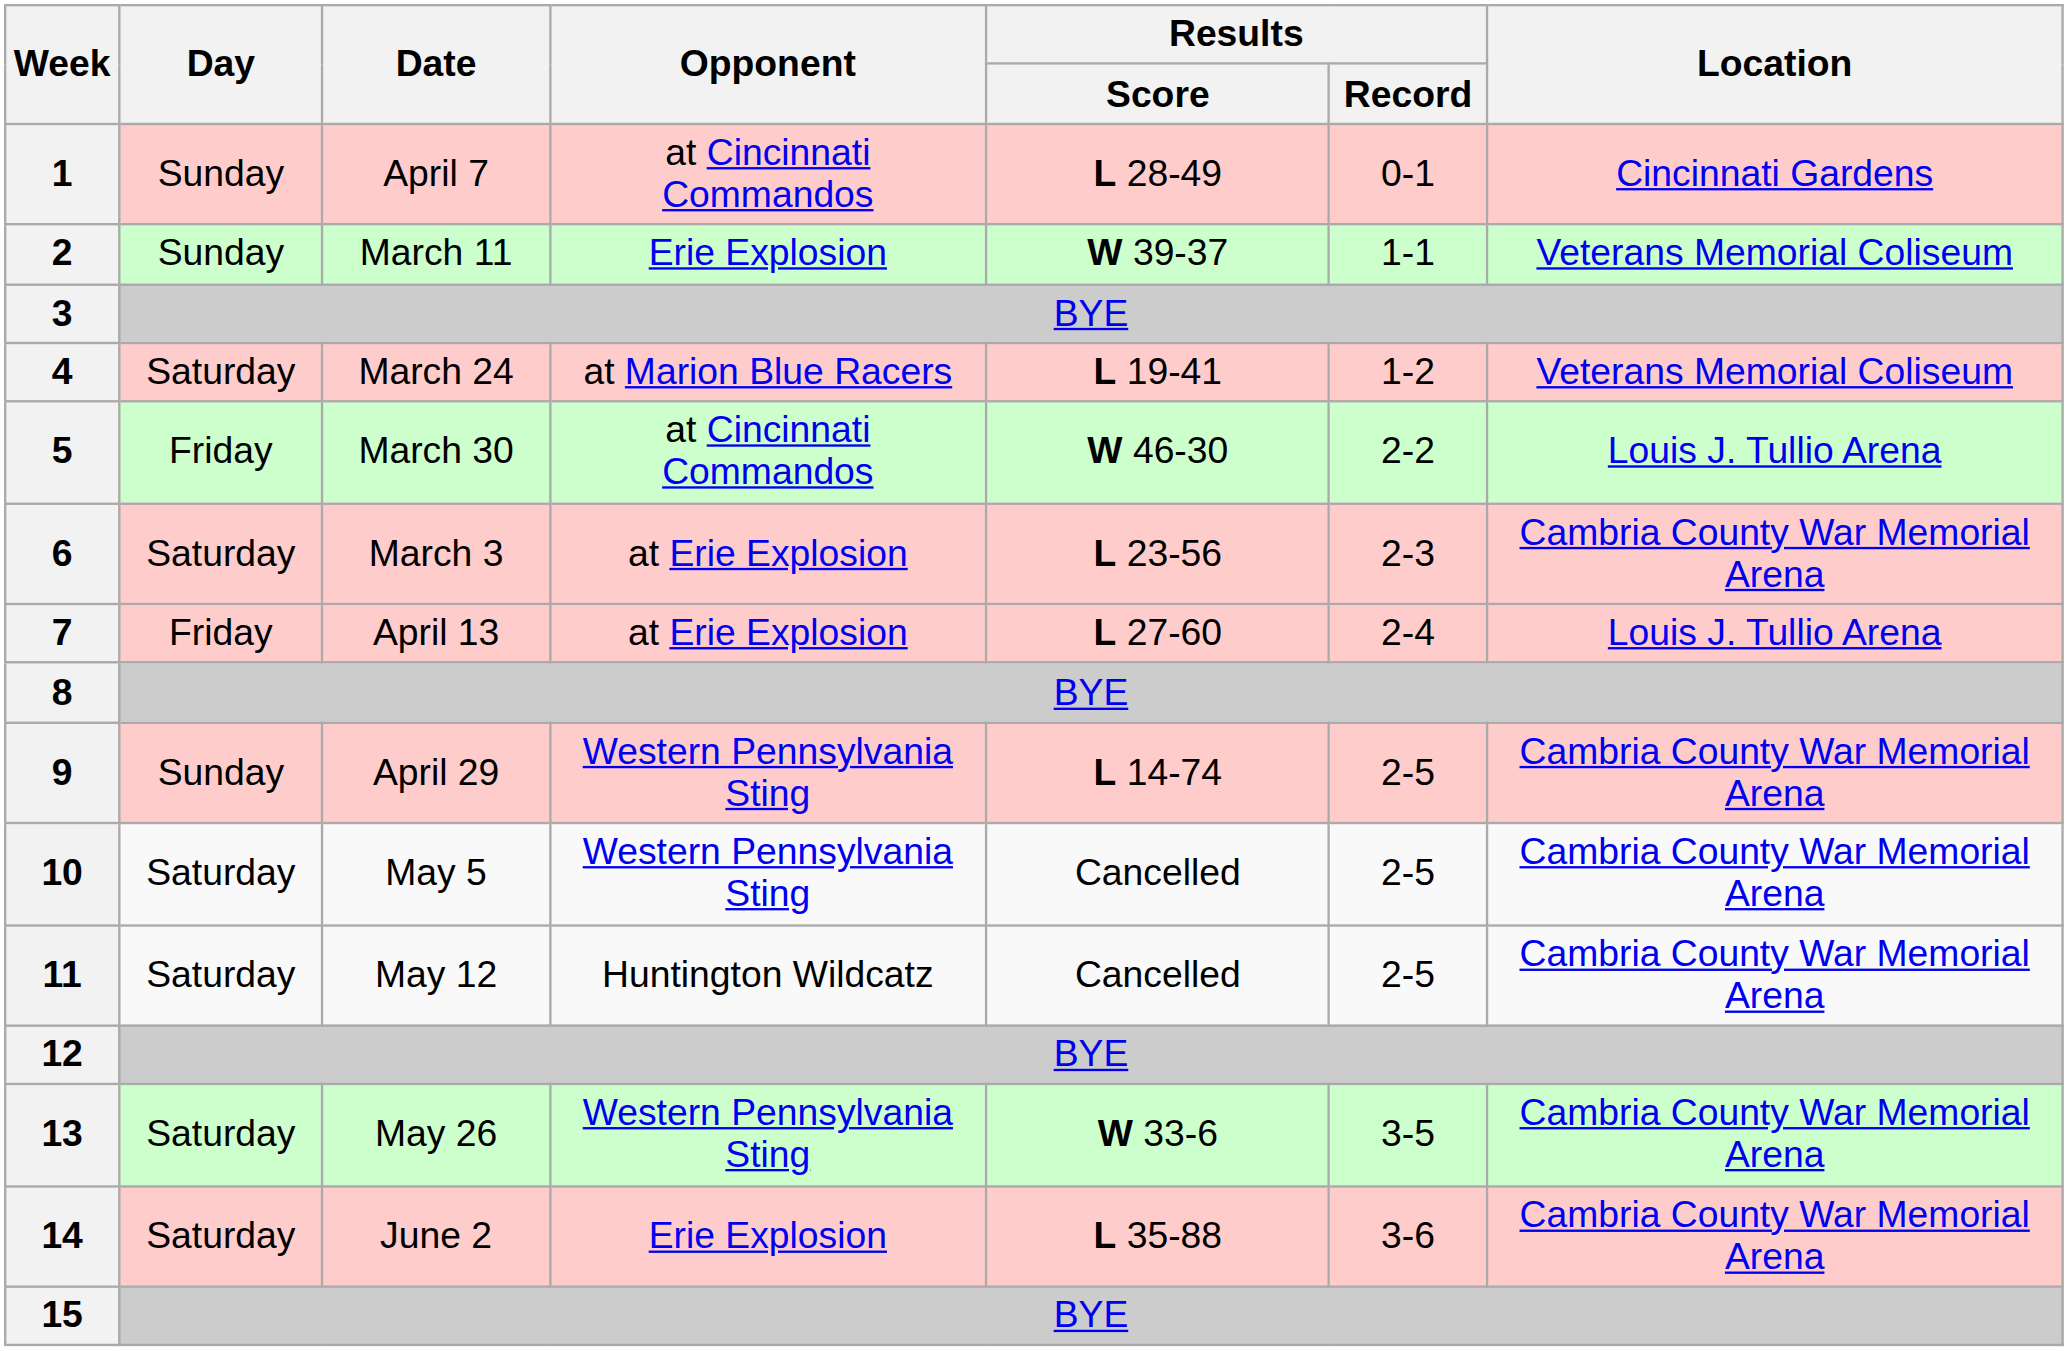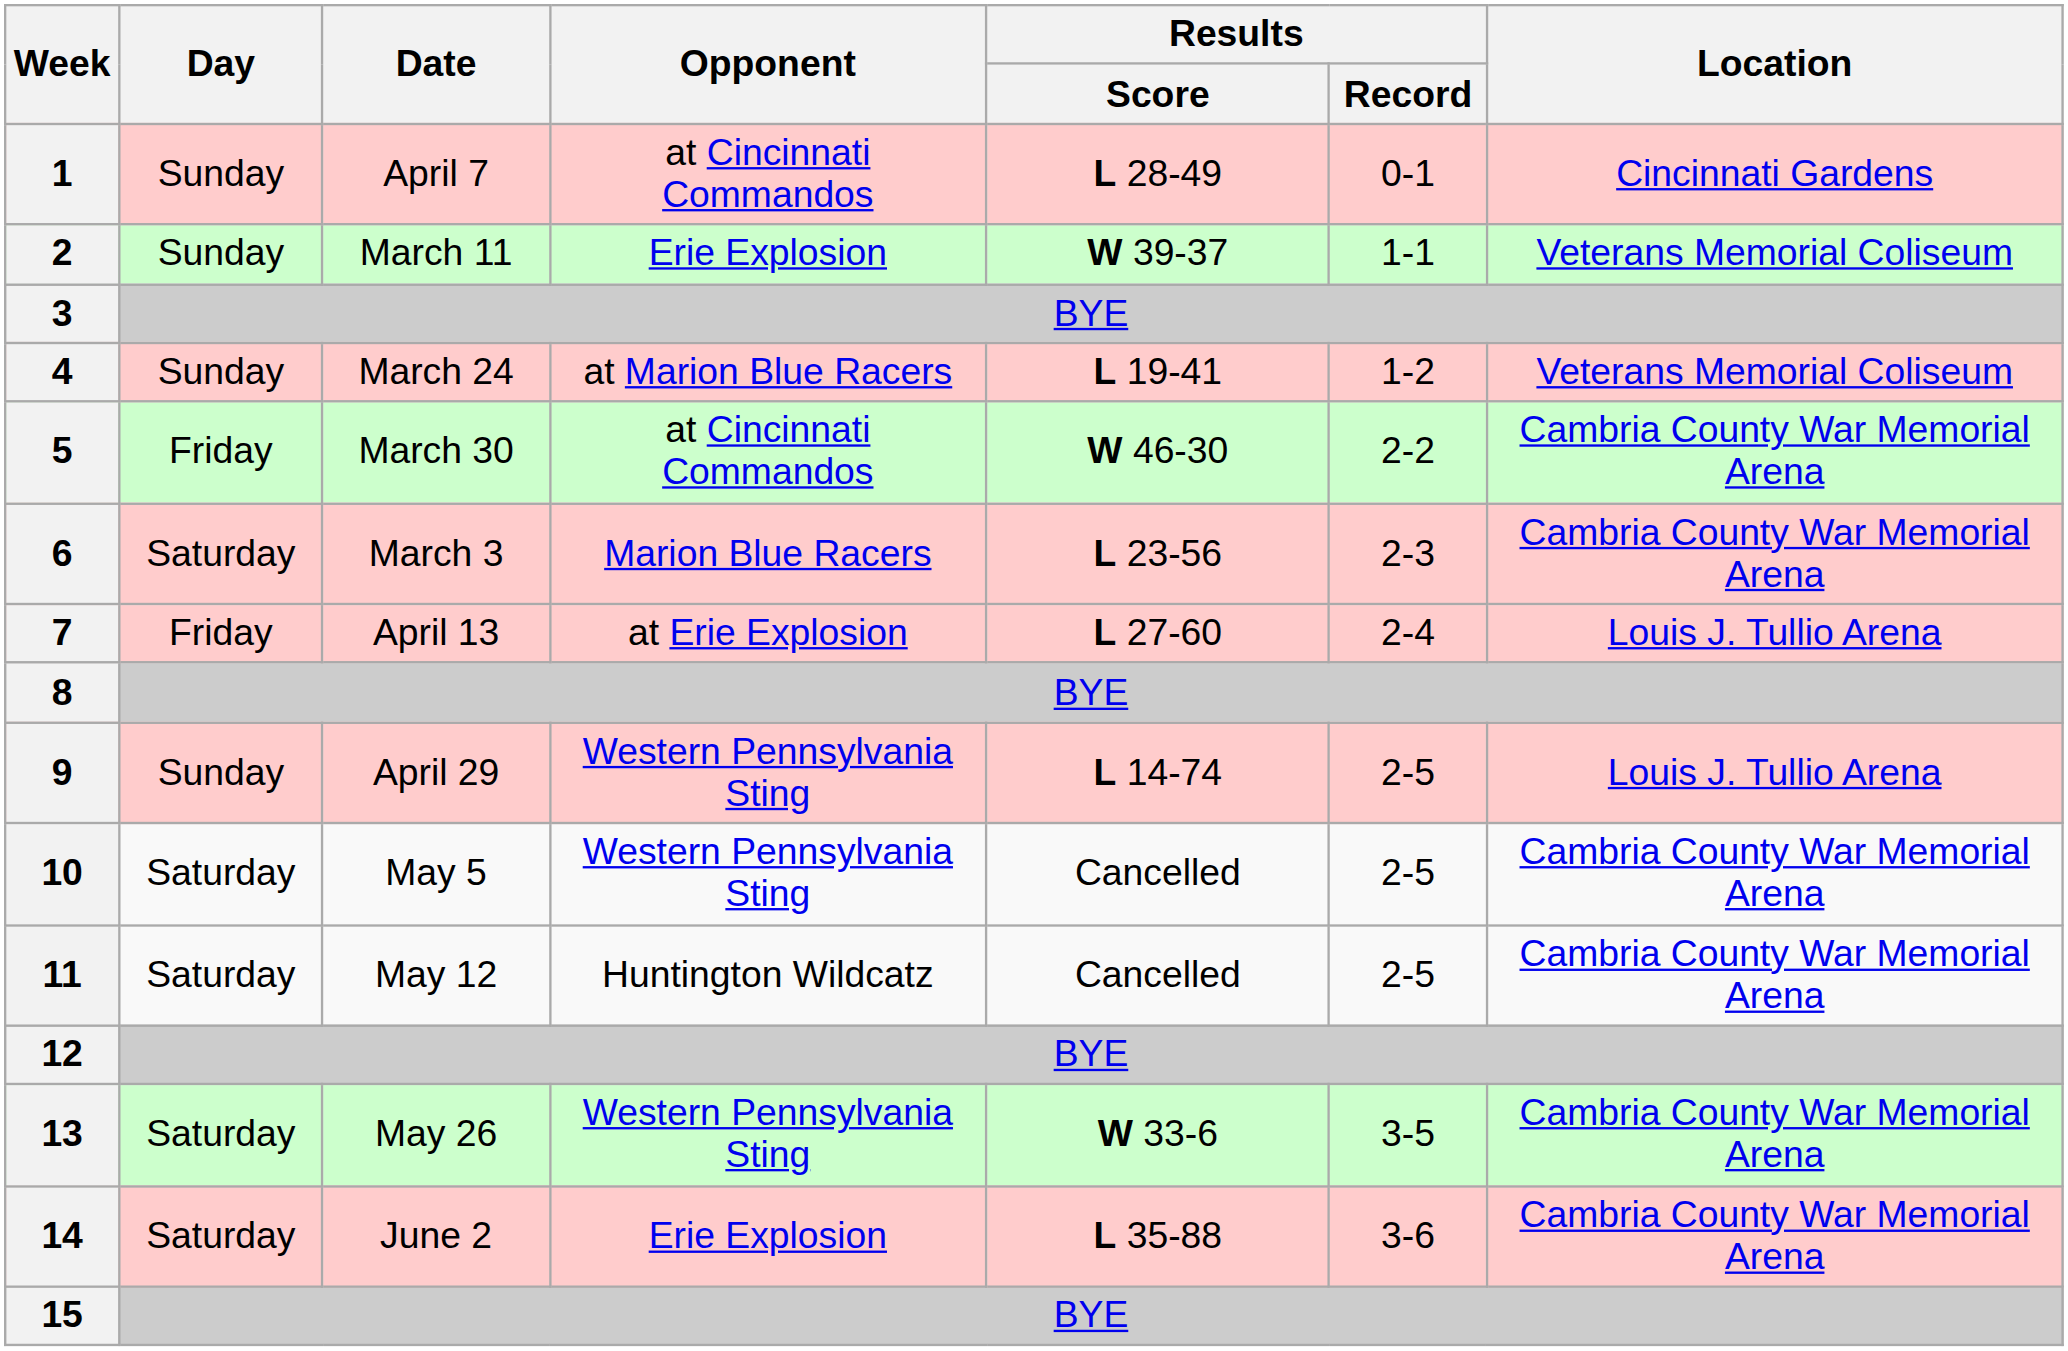(221, 371) Saturday -> (221, 371) Sunday
(1775, 451) Louis J. Tullio Arena -> (1775, 451) Cambria County War Memorial Arena
(768, 552) at Erie Explosion -> (768, 552) Marion Blue Racers
(1775, 772) Cambria County War Memorial Arena -> (1775, 772) Louis J. Tullio Arena
